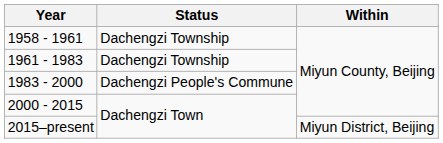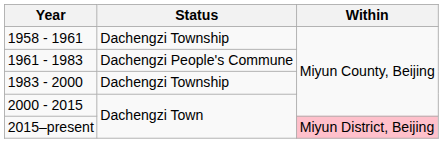(165, 60) Dachengzi Township -> (197, 60) Dachengzi People's Commune
(197, 82) Dachengzi People's Commune -> (165, 82) Dachengzi Township
(367, 127) no background -> (367, 127) pink background
